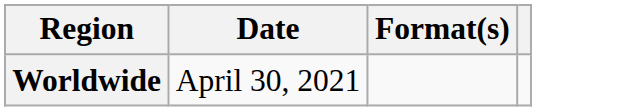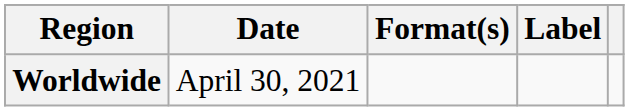+ column: (563, 29)
